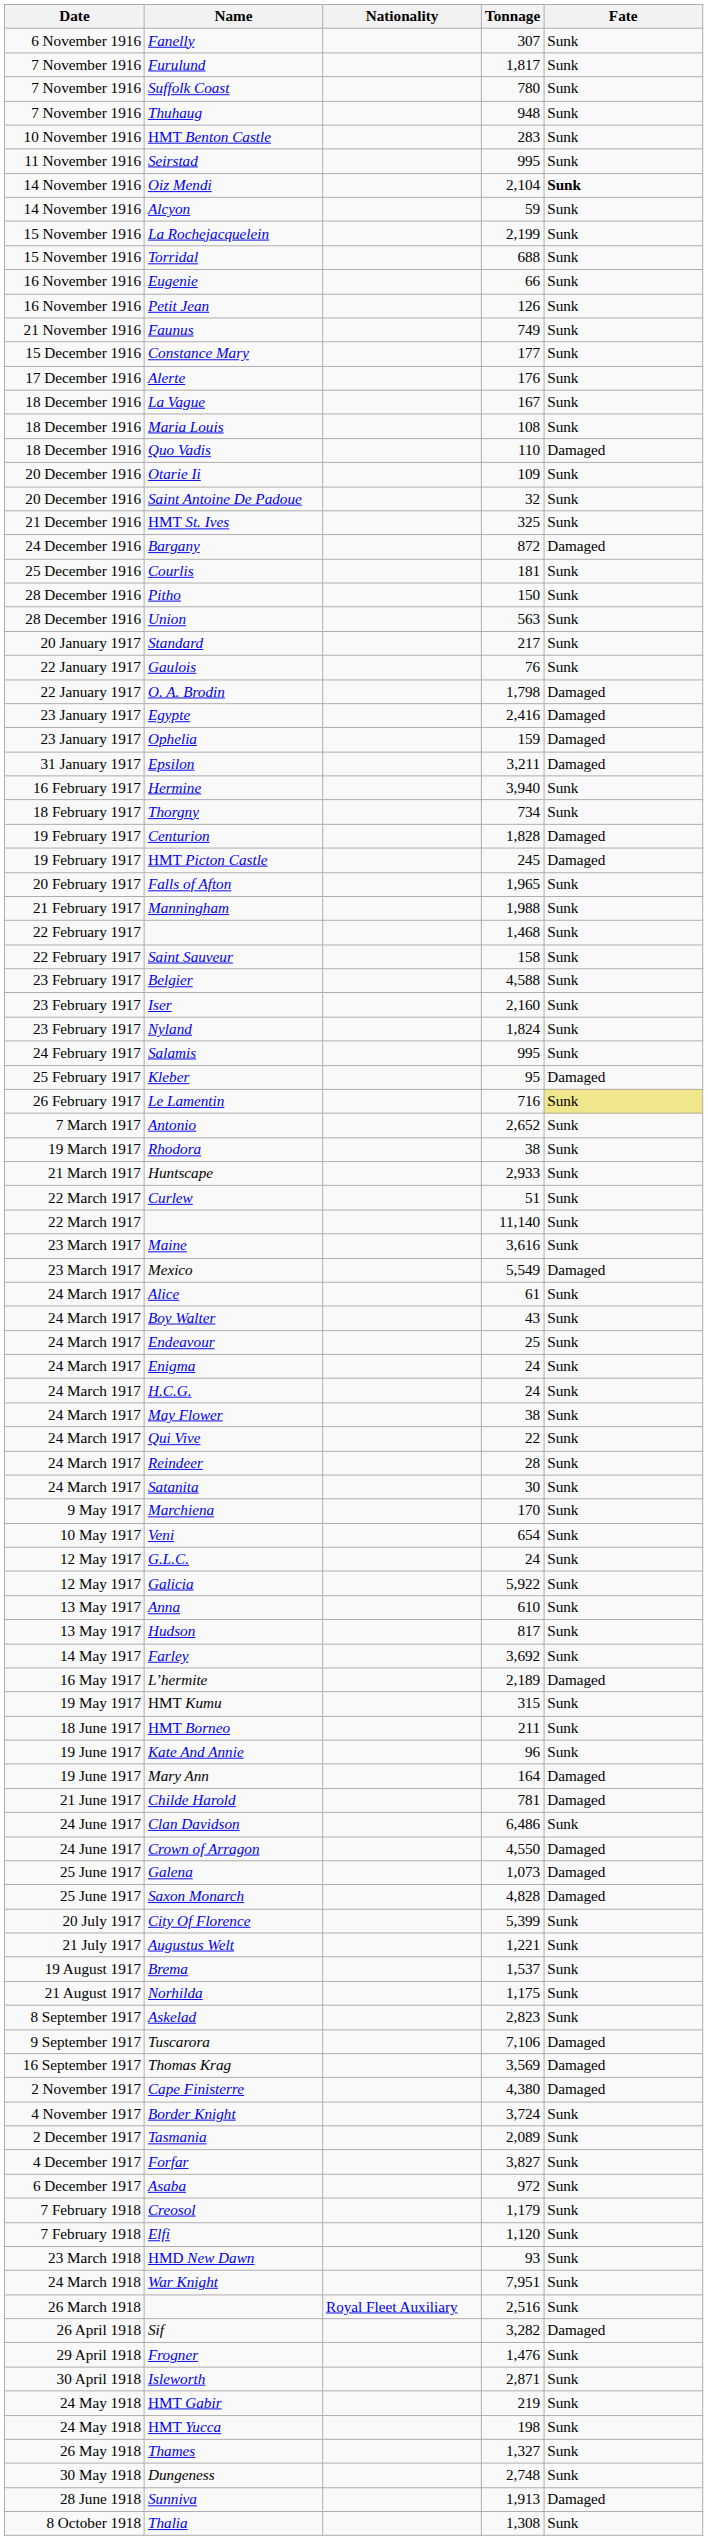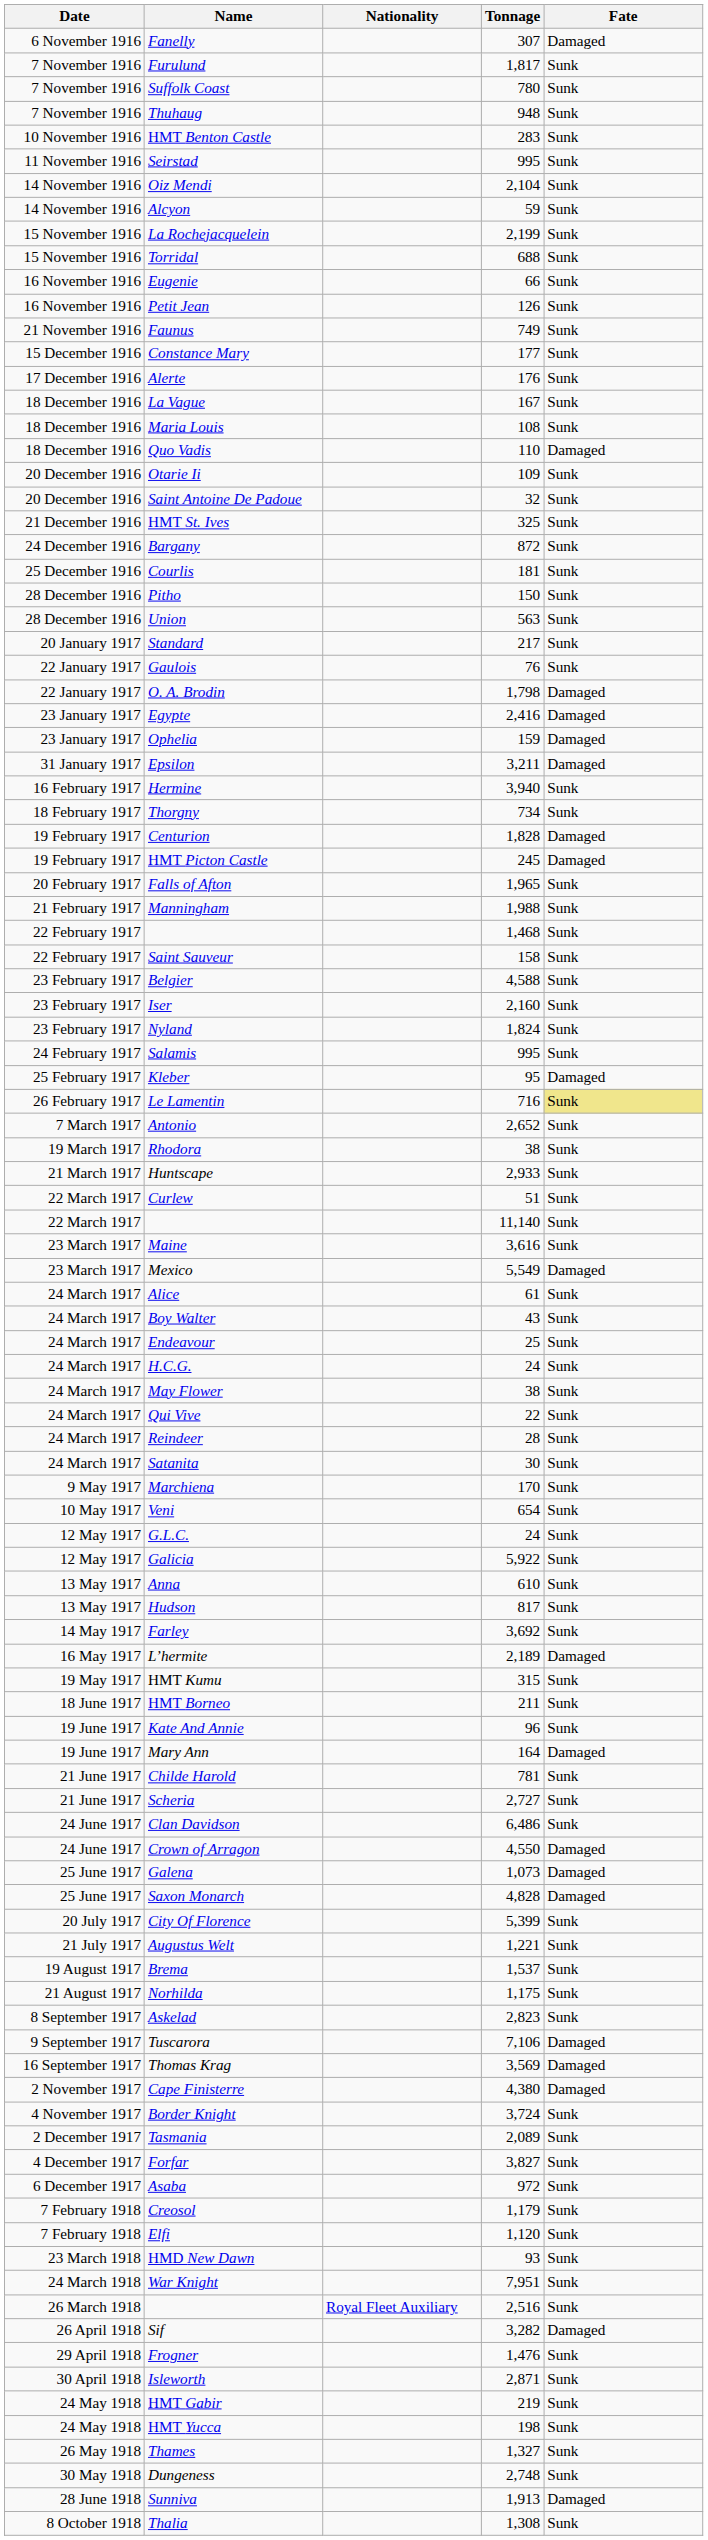(563, 40) Sunk -> (576, 40) Damaged
(564, 185) bold -> (563, 185) normal
(576, 546) Damaged -> (563, 546) Sunk
- row: (172, 1366)
(576, 1800) Damaged -> (563, 1776) Sunk
+ row: (171, 1800)
